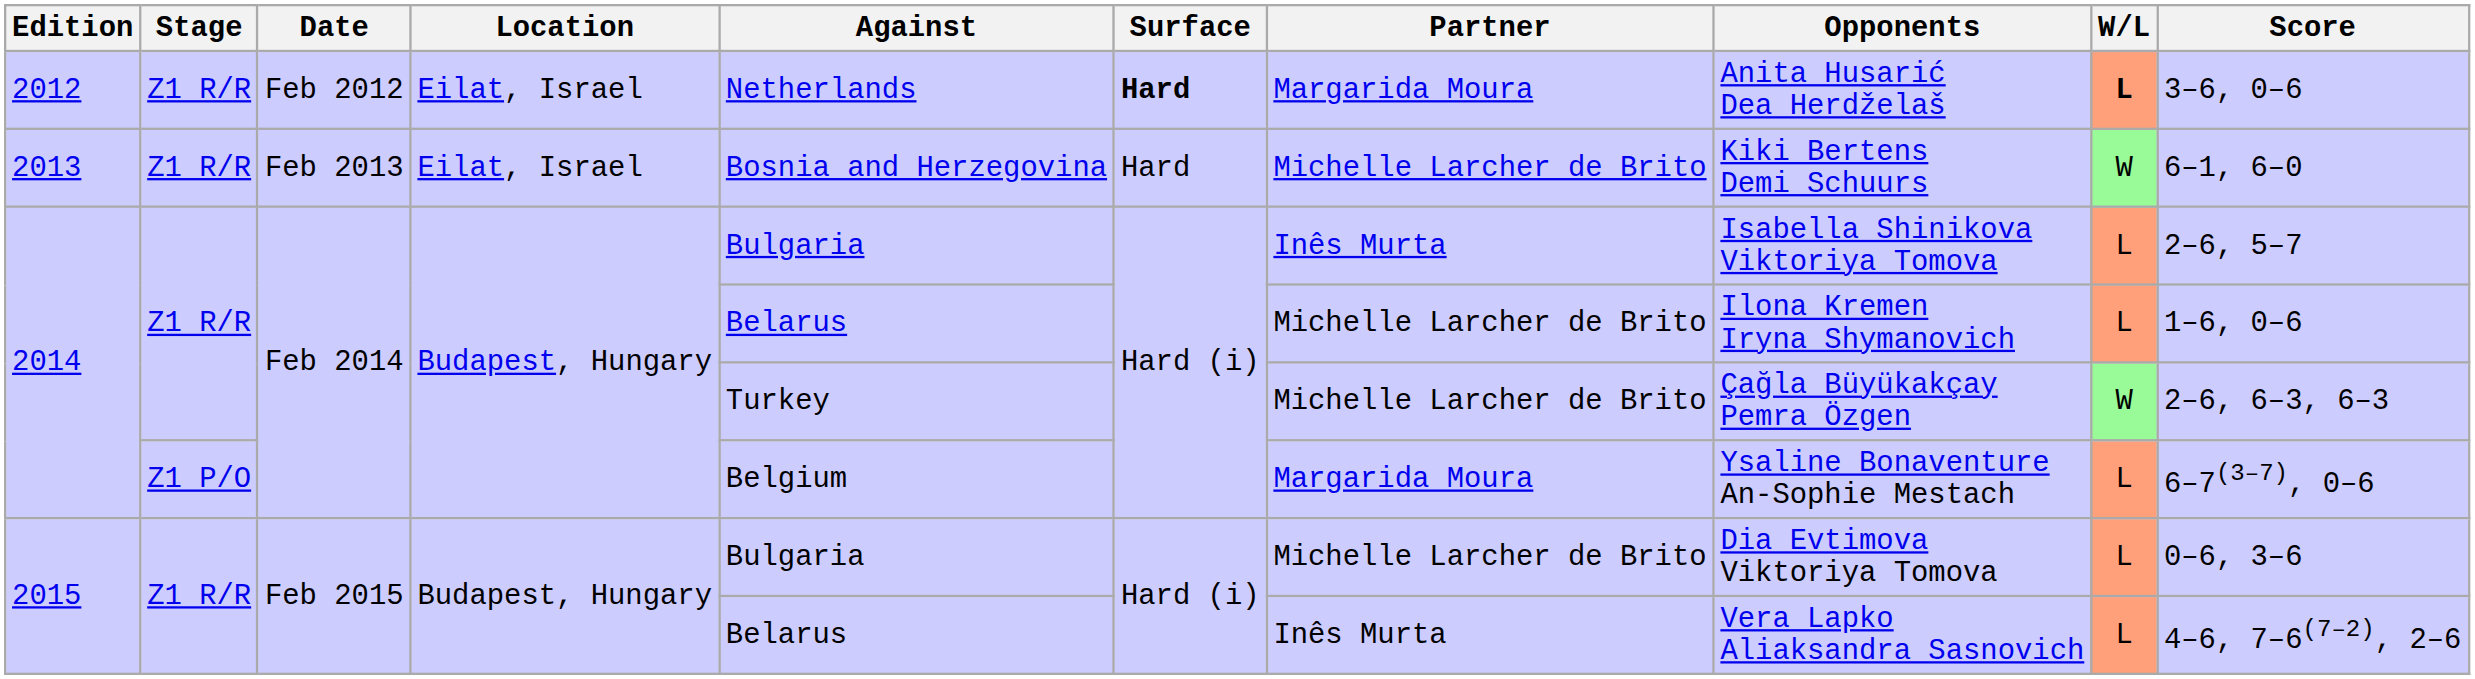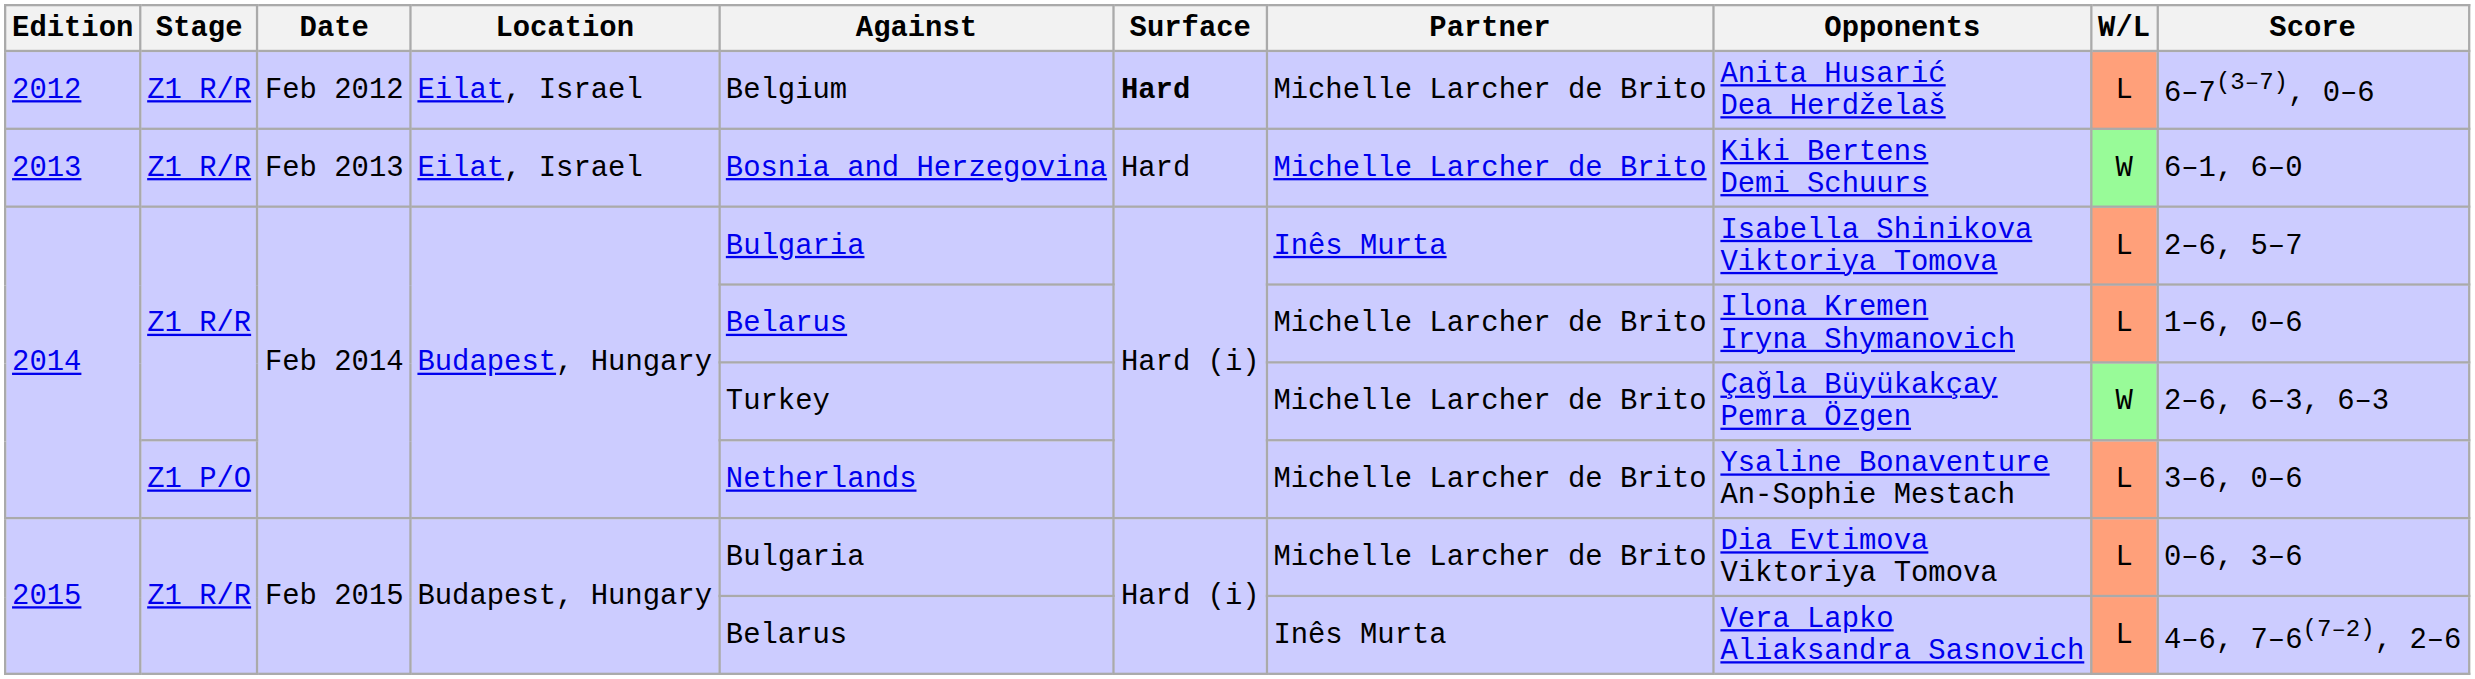(821, 90) Netherlands -> (787, 90) Belgium
(1403, 90) Margarida Moura -> (1490, 90) Michelle Larcher de Brito
(2124, 90) bold -> (2124, 90) normal
(2233, 90) 3–6, 0–6 -> (2269, 90) 6–7(3–7), 0–6
(787, 479) Belgium -> (821, 479) Netherlands
(1403, 479) Margarida Moura -> (1490, 479) Michelle Larcher de Brito
(2269, 479) 6–7(3–7), 0–6 -> (2233, 479) 3–6, 0–6
